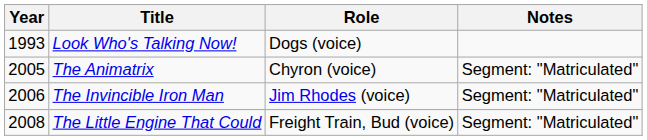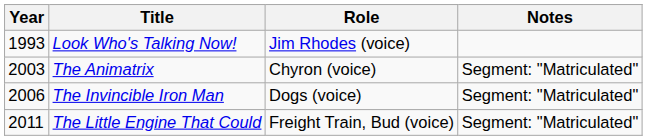(315, 43) Dogs (voice) -> (340, 43) Jim Rhodes (voice)
(27, 69) 2005 -> (27, 69) 2003
(340, 95) Jim Rhodes (voice) -> (315, 95) Dogs (voice)
(27, 122) 2008 -> (26, 122) 2011
